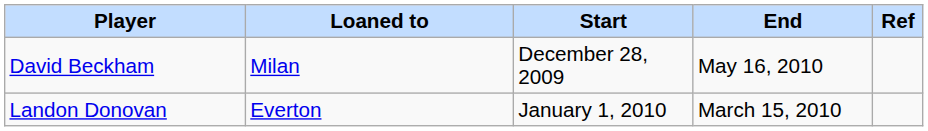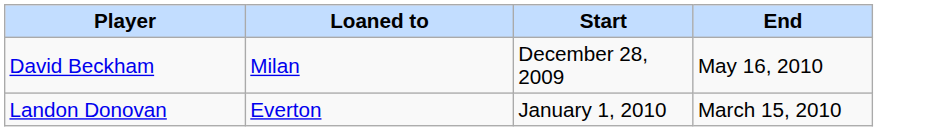- column: (898, 21)
